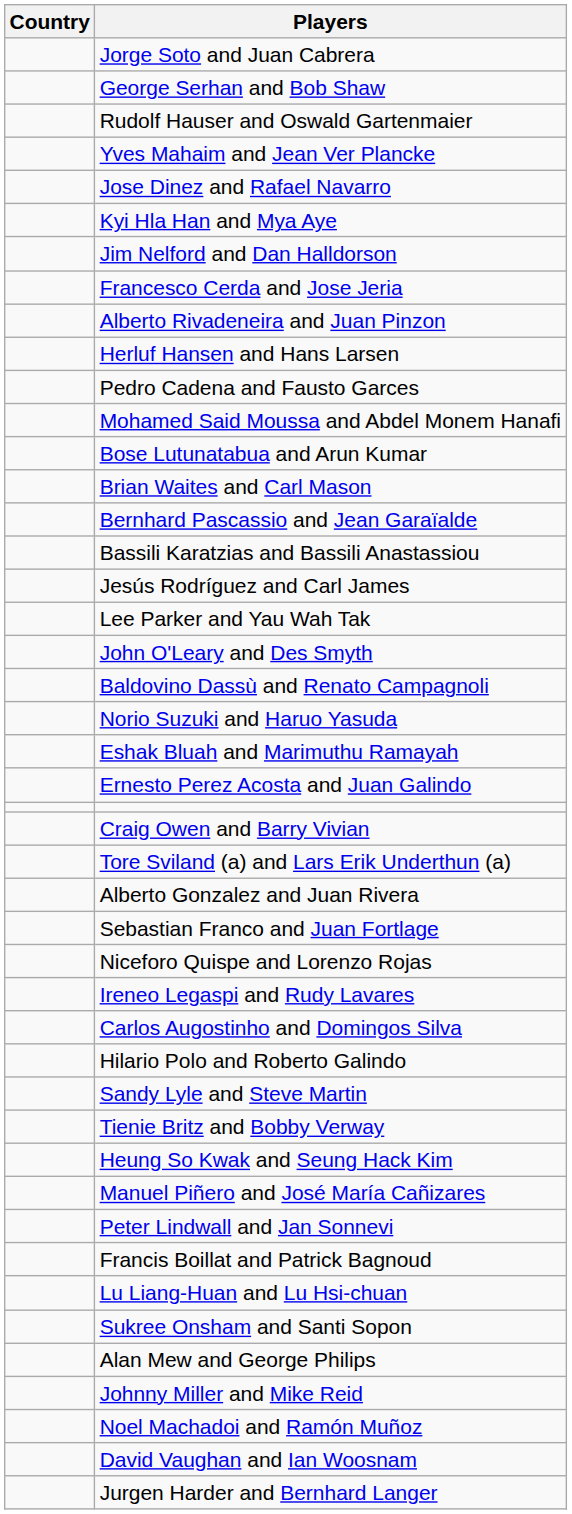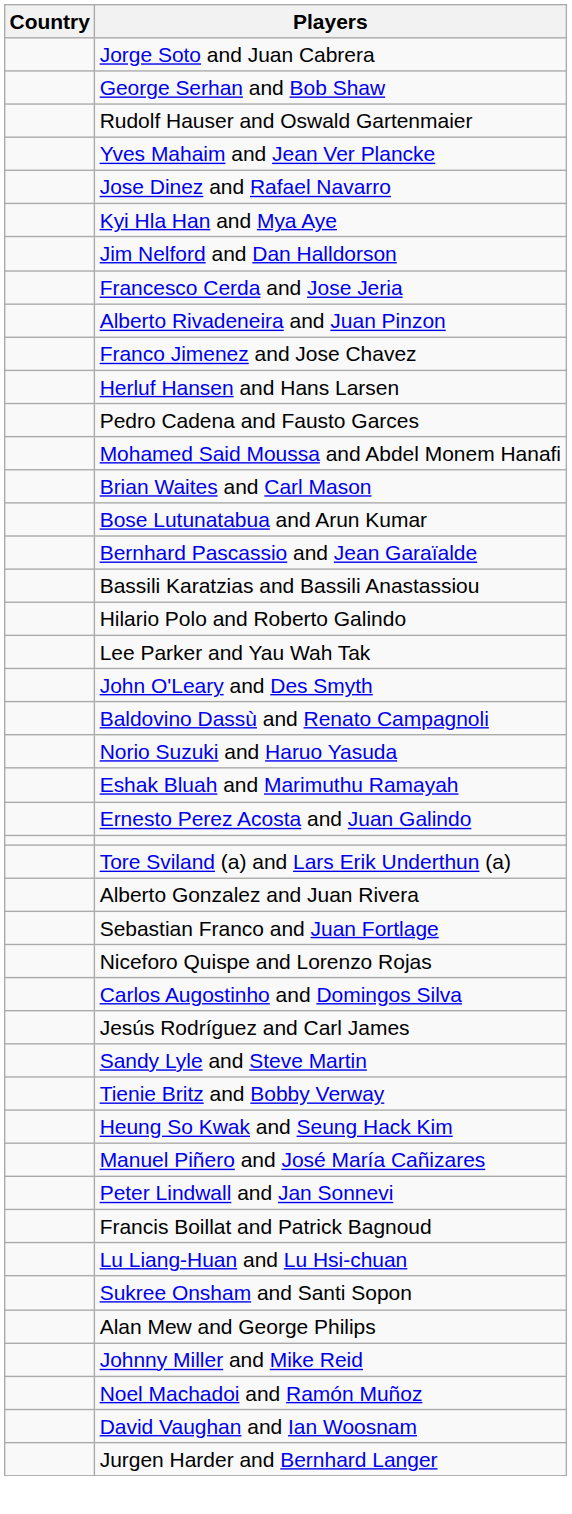+ row: (258, 354)
rows swapped: (236, 486) <-> (263, 453)
rows swapped: (253, 1061) <-> (255, 586)
- row: (235, 828)
- row: (257, 994)
